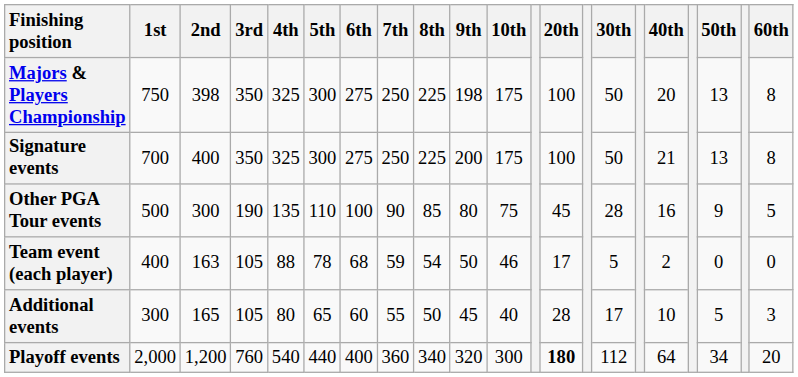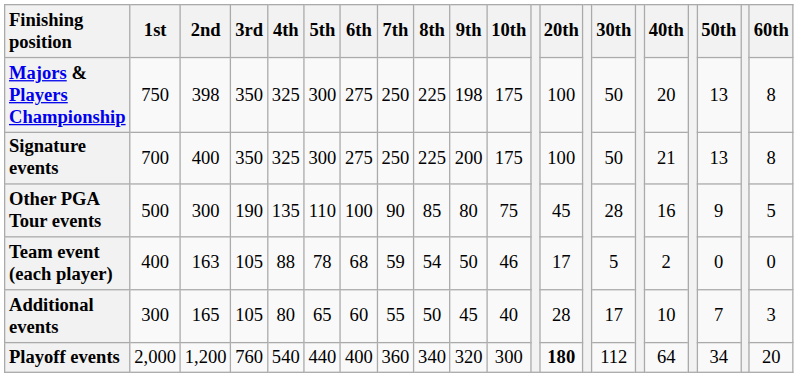(719, 315) 5 -> (719, 315) 7
